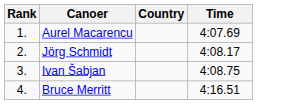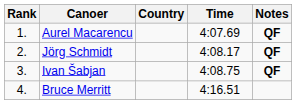+ column: (272, 14)
